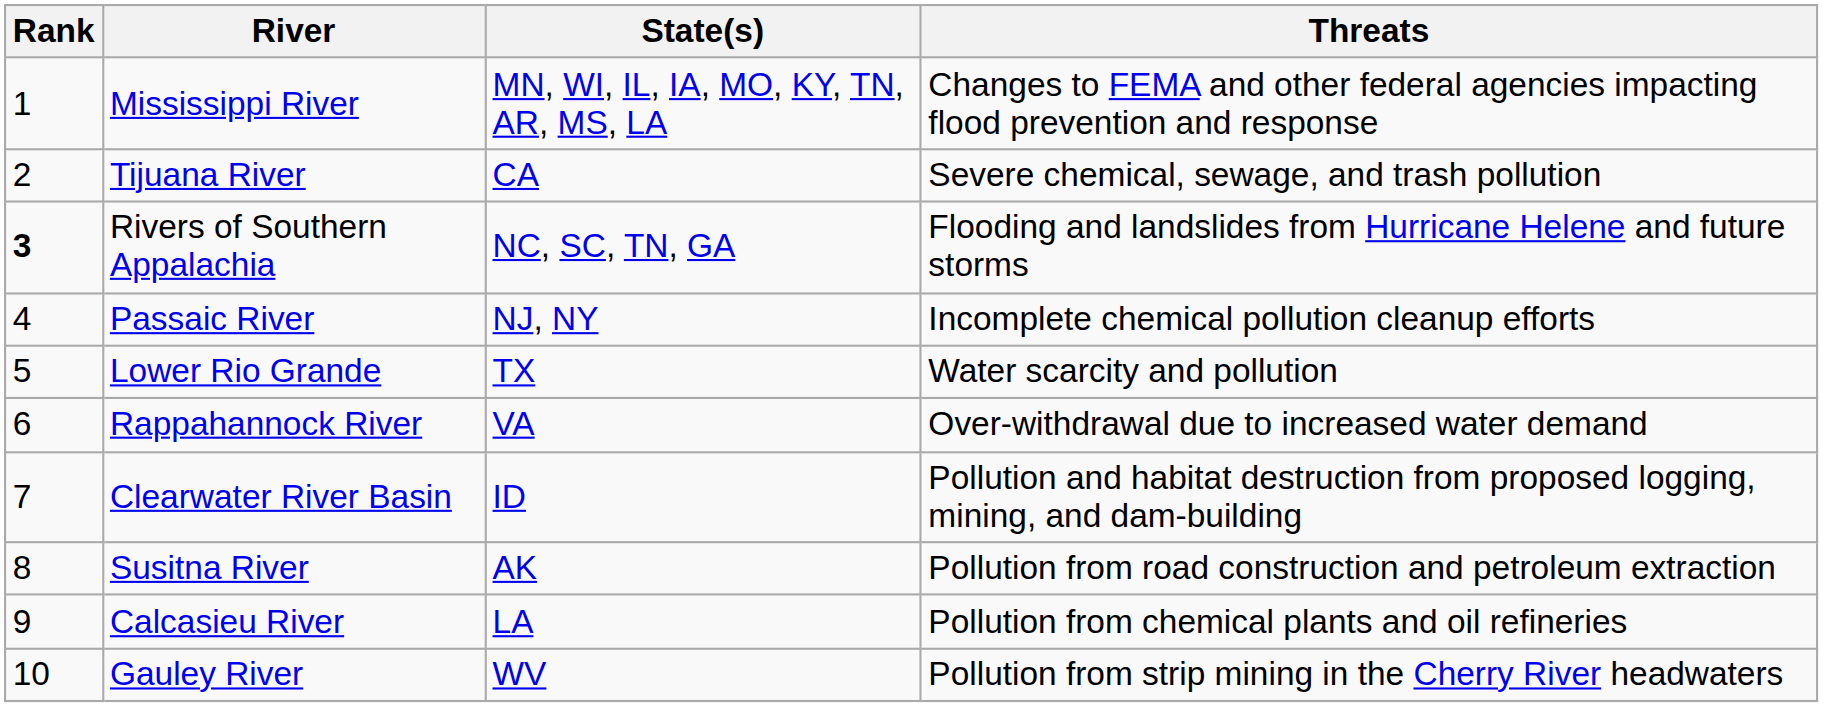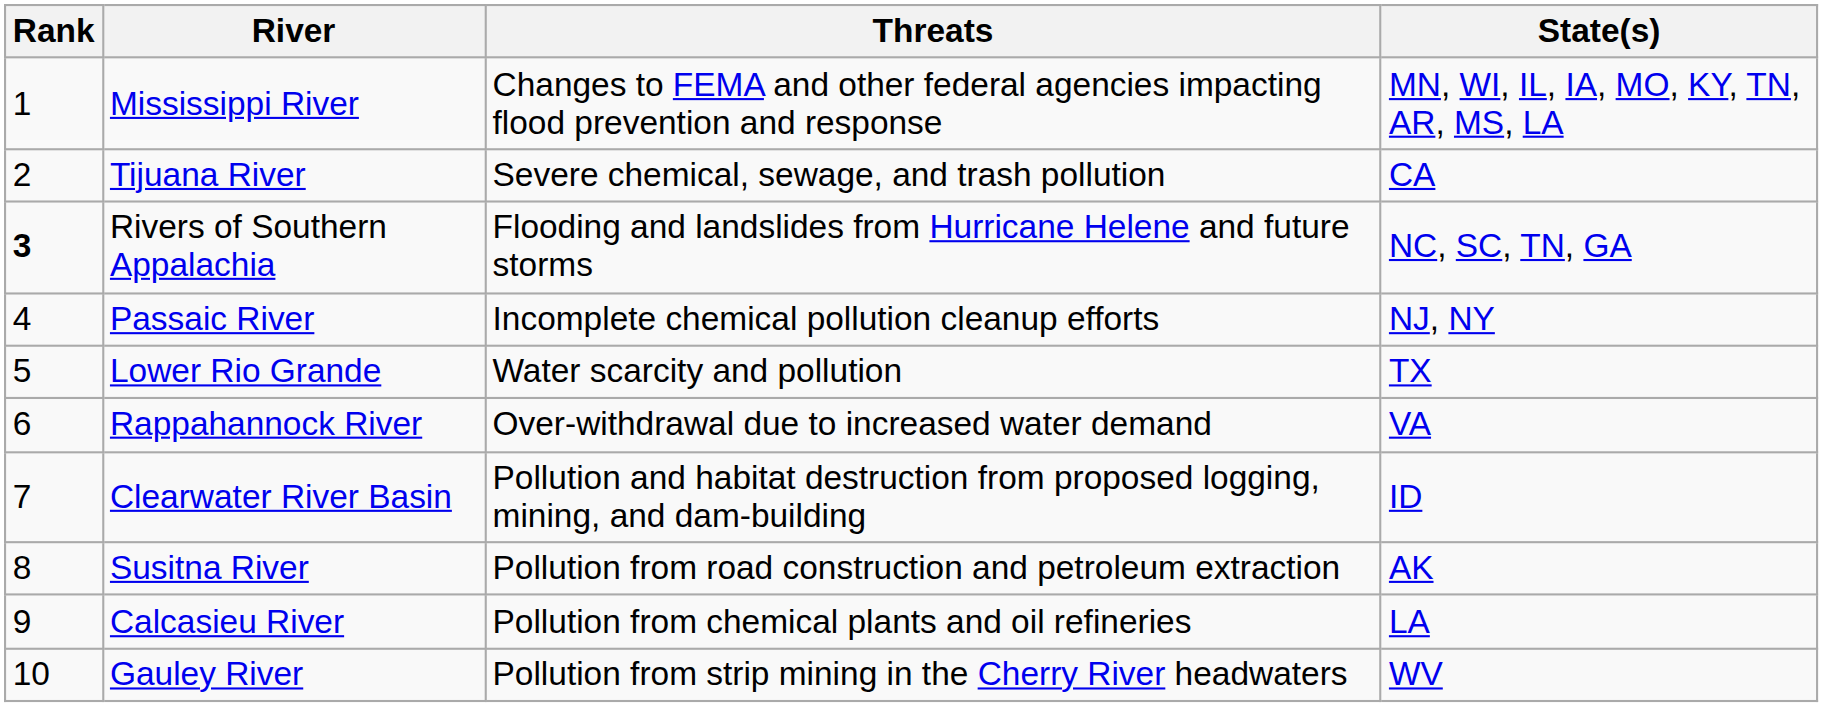columns swapped: (703, 31) <-> (1369, 31)
